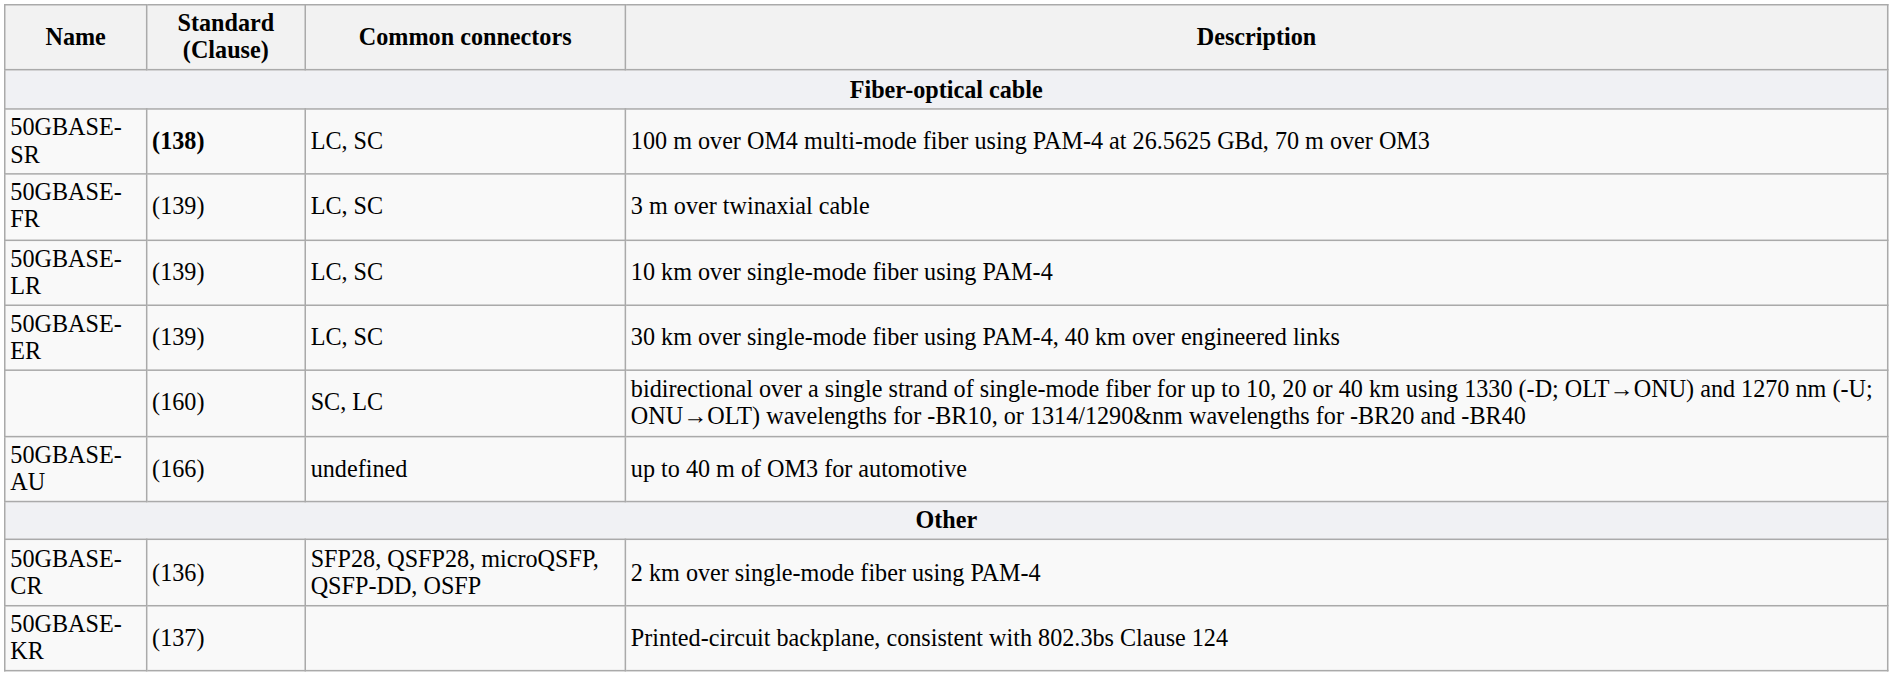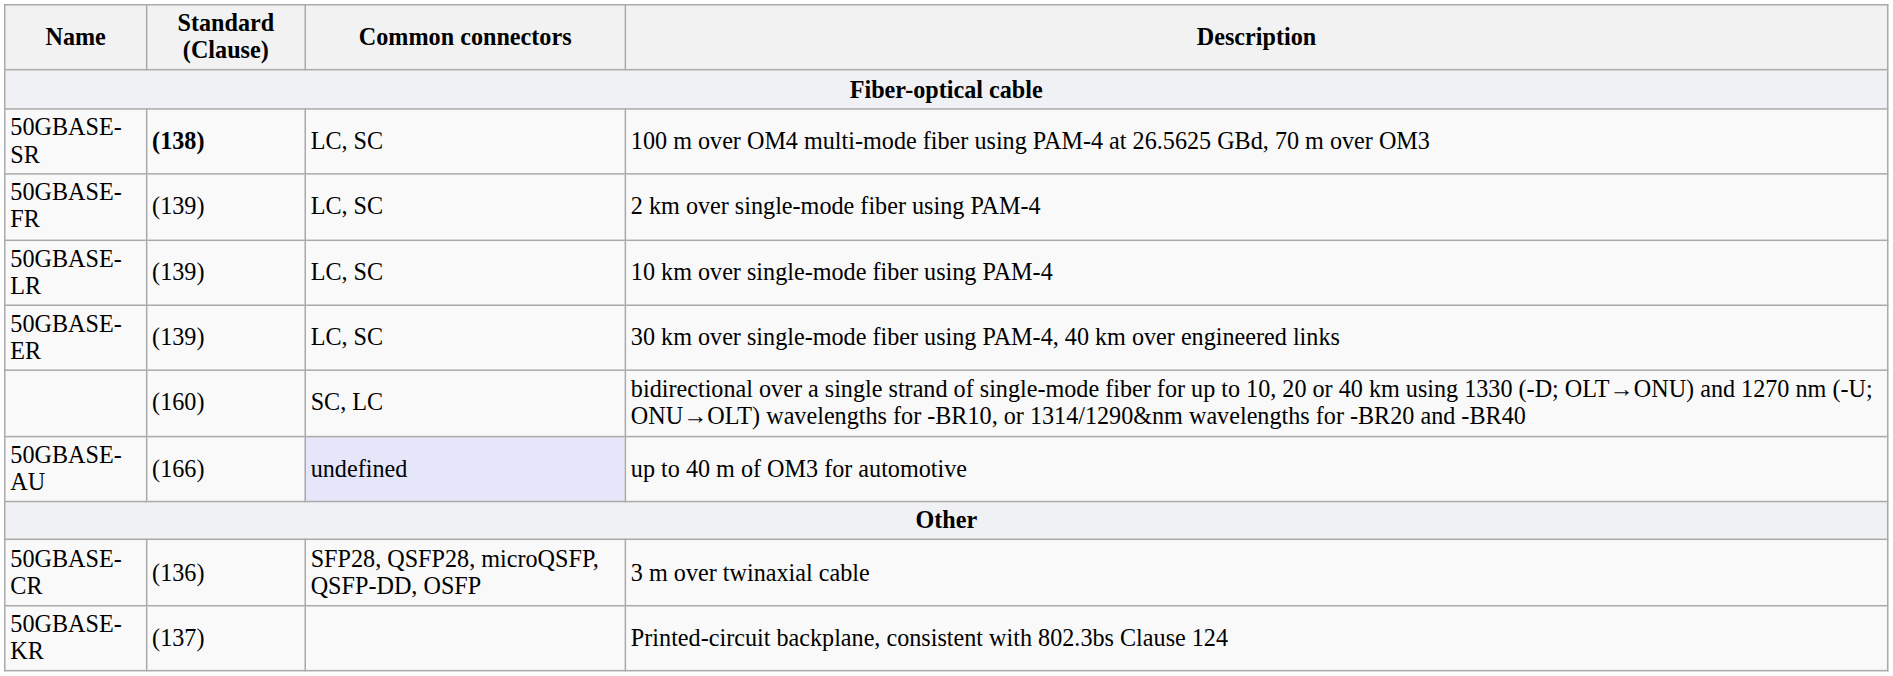(750, 206) 3 m over twinaxial cable -> (836, 206) 2 km over single-mode fiber using PAM-4
(359, 468) no background -> (359, 468) lavender background
(836, 572) 2 km over single-mode fiber using PAM-4 -> (750, 572) 3 m over twinaxial cable
